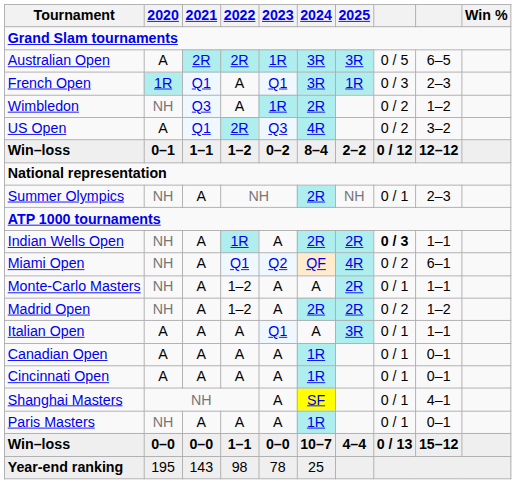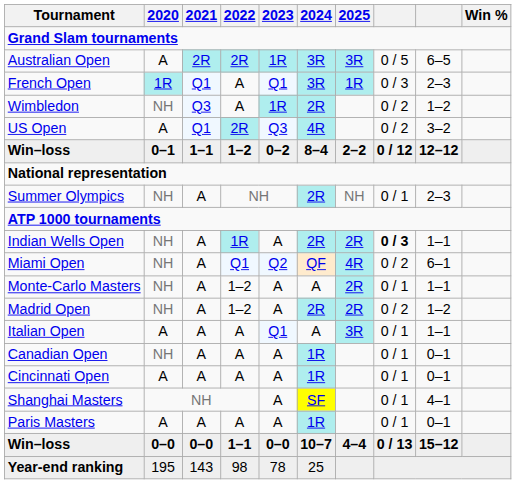(163, 354) A -> (163, 354) NH
(163, 422) NH -> (163, 422) A
